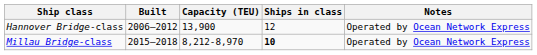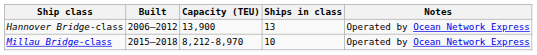(270, 27) 12 -> (270, 27) 13
(270, 42) bold -> (270, 42) normal
